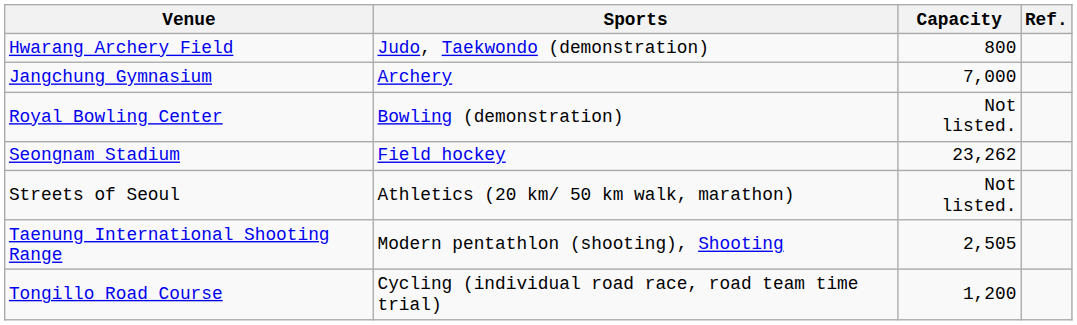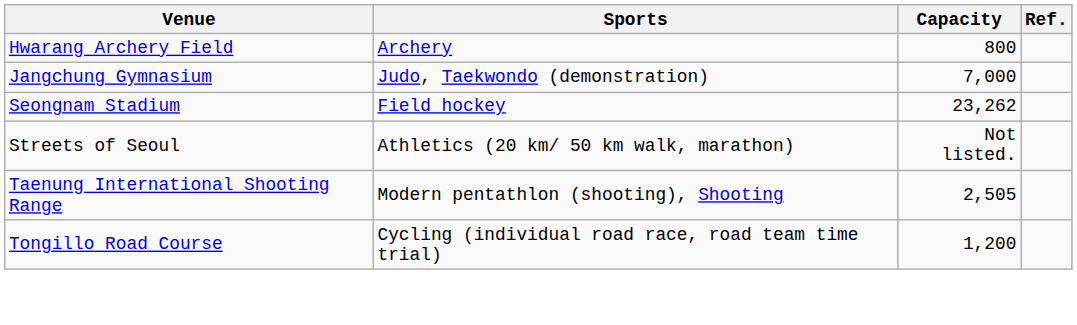(543, 48) Judo, Taekwondo (demonstration) -> (415, 48) Archery
(415, 77) Archery -> (543, 77) Judo, Taekwondo (demonstration)
- row: (116, 117)
